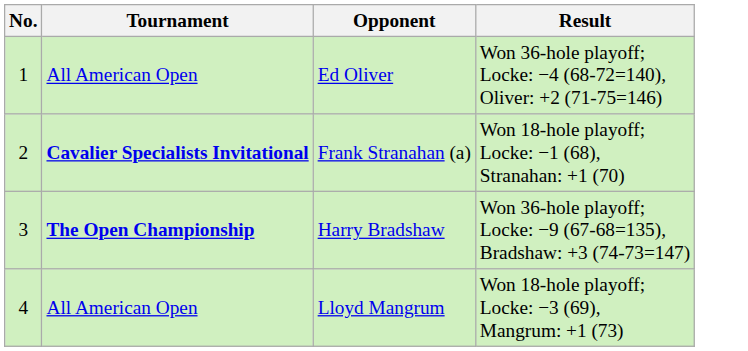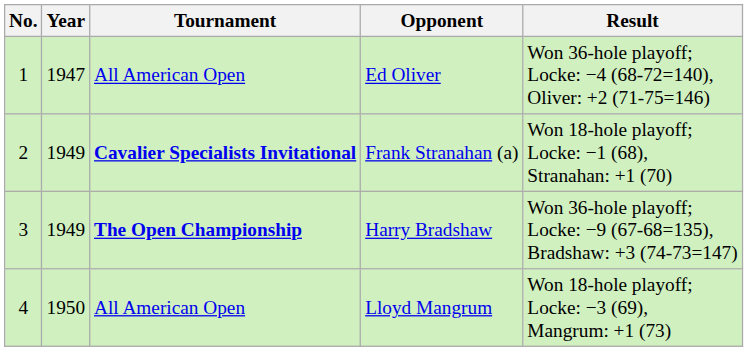+ column: (66, 20)
